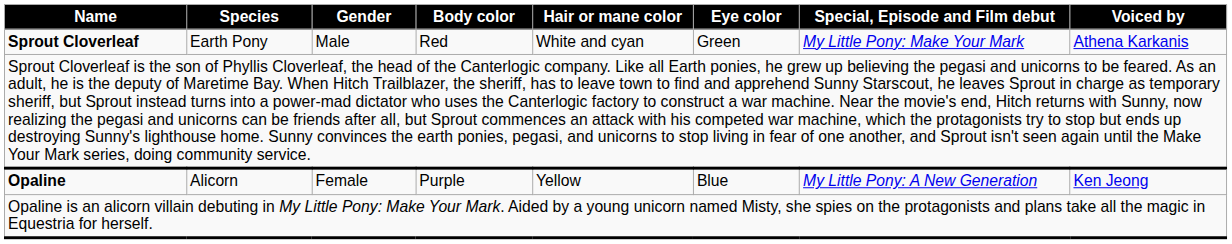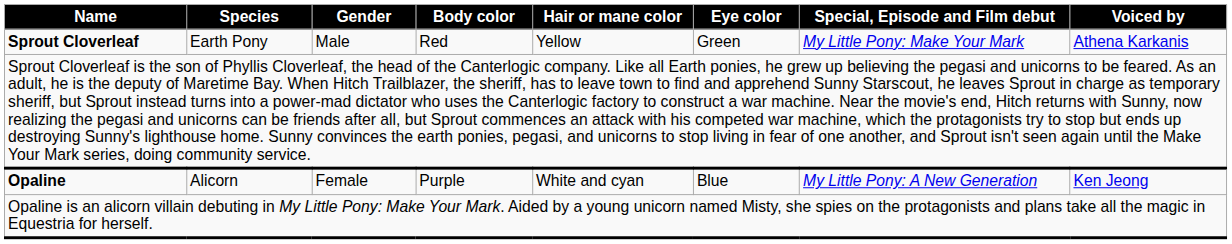(590, 41) White and cyan -> (558, 41) Yellow
(558, 181) Yellow -> (590, 181) White and cyan
